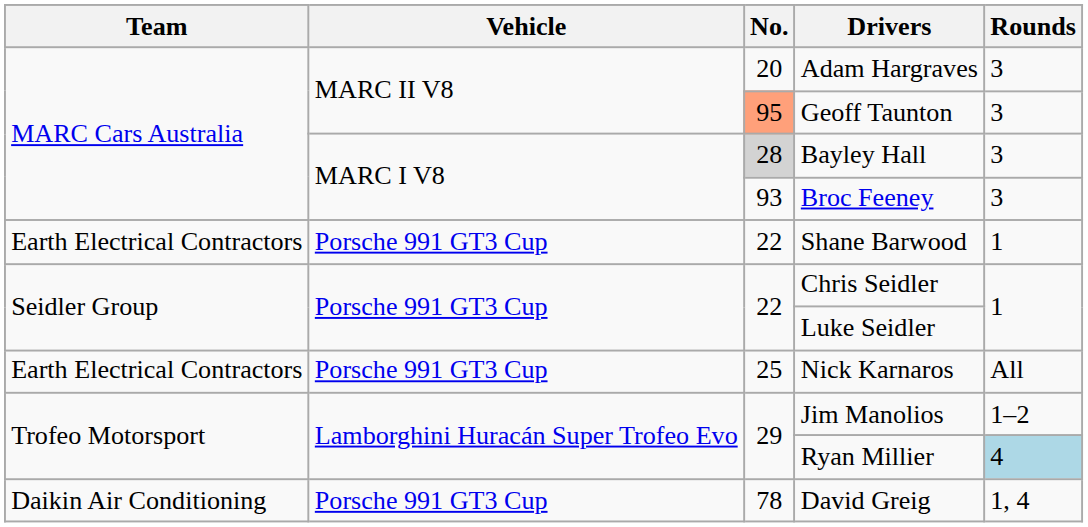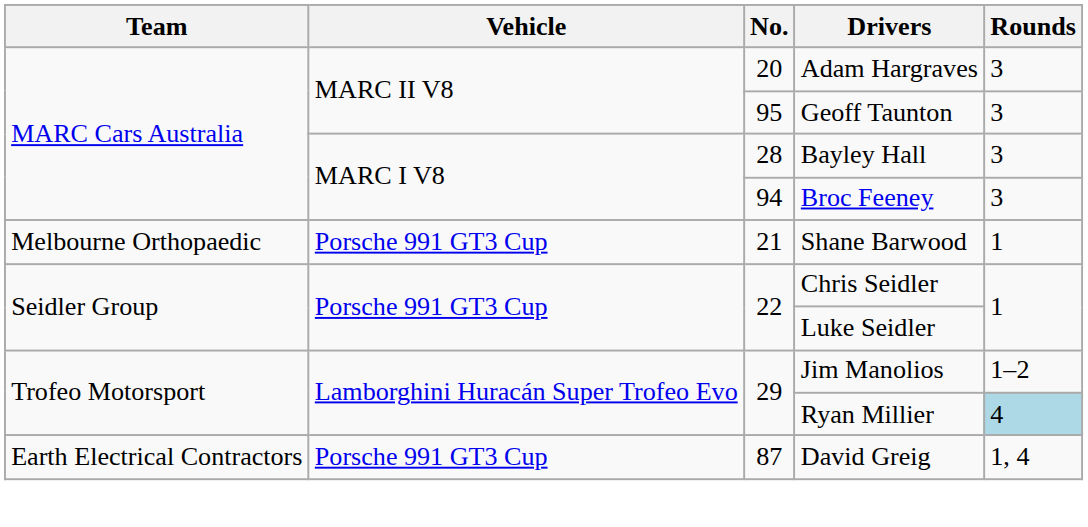(769, 111) lightsalmon background -> (769, 111) no background
(769, 154) lightgrey background -> (769, 154) no background
(769, 197) 93 -> (769, 197) 94
(157, 241) Earth Electrical Contractors -> (136, 241) Melbourne Orthopaedic
(769, 241) 22 -> (769, 241) 21
- row: (877, 370)
(139, 499) Daikin Air Conditioning -> (157, 456) Earth Electrical Contractors
(769, 499) 78 -> (769, 456) 87
